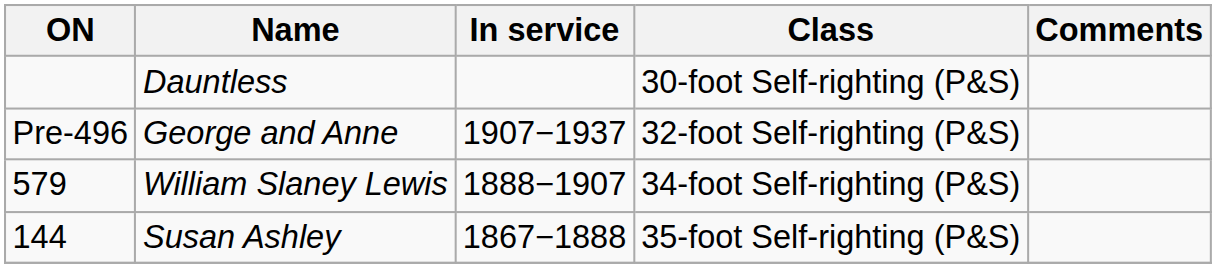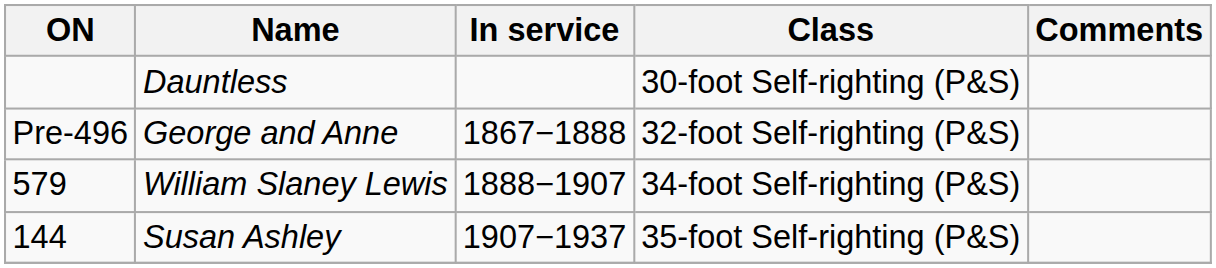(544, 133) 1907−1937 -> (544, 133) 1867−1888
(544, 236) 1867−1888 -> (544, 236) 1907−1937
